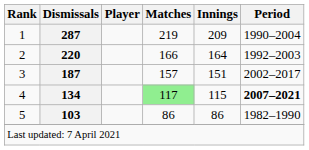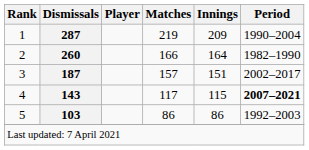(71, 54) 220 -> (71, 54) 260
(272, 54) 1992–2003 -> (272, 54) 1982–1990
(71, 94) 134 -> (71, 94) 143
(168, 94) lightgreen background -> (168, 94) no background
(272, 114) 1982–1990 -> (272, 114) 1992–2003
